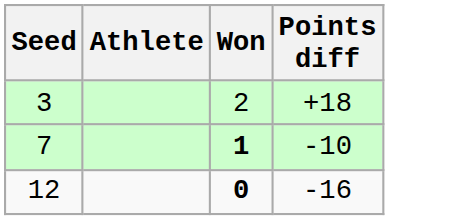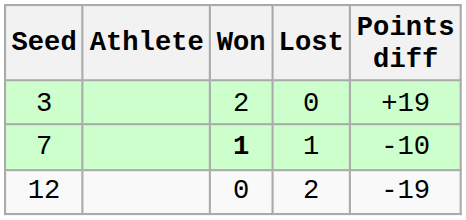+ column: (311, 43)
(328, 103) +18 -> (406, 103) +19
(241, 191) bold -> (241, 191) normal
(328, 191) -16 -> (406, 191) -19
